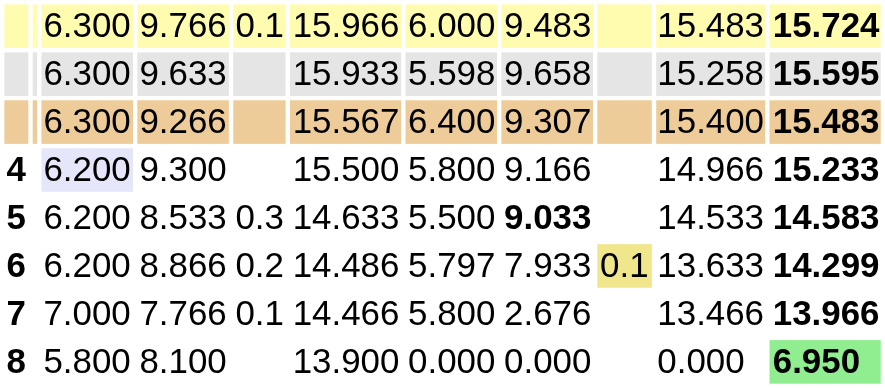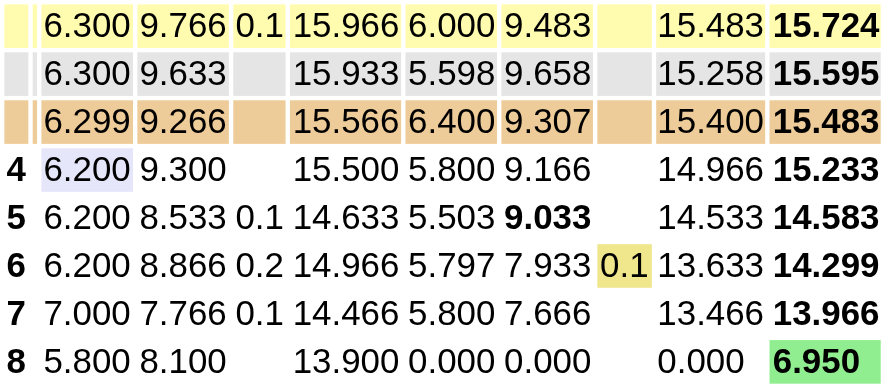(87, 121) 6.300 -> (87, 121) 6.299
(346, 121) 15.567 -> (346, 121) 15.566
(260, 217) 0.3 -> (260, 217) 0.1
(452, 217) 5.500 -> (452, 217) 5.503
(346, 265) 14.486 -> (346, 265) 14.966
(548, 313) 2.676 -> (548, 313) 7.666
